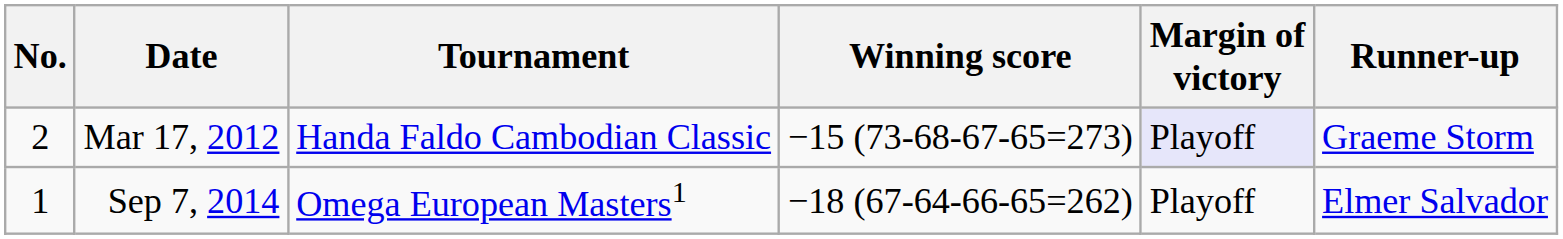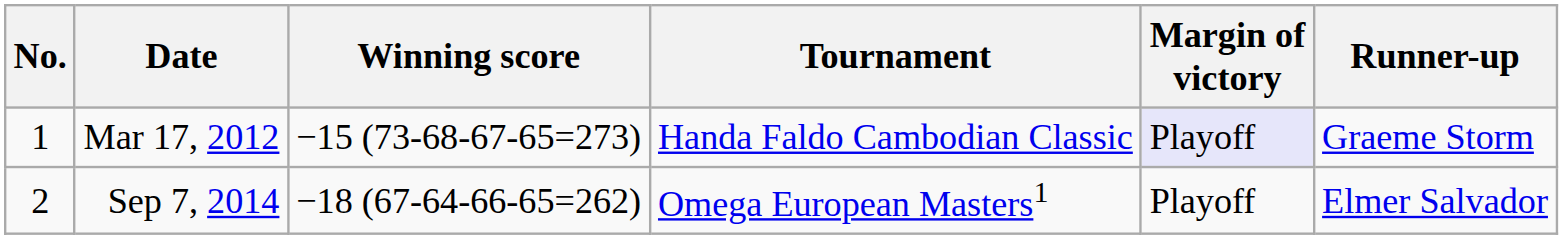columns swapped: (534, 55) <-> (960, 55)
(40, 137) 2 -> (40, 137) 1
(40, 200) 1 -> (40, 200) 2
